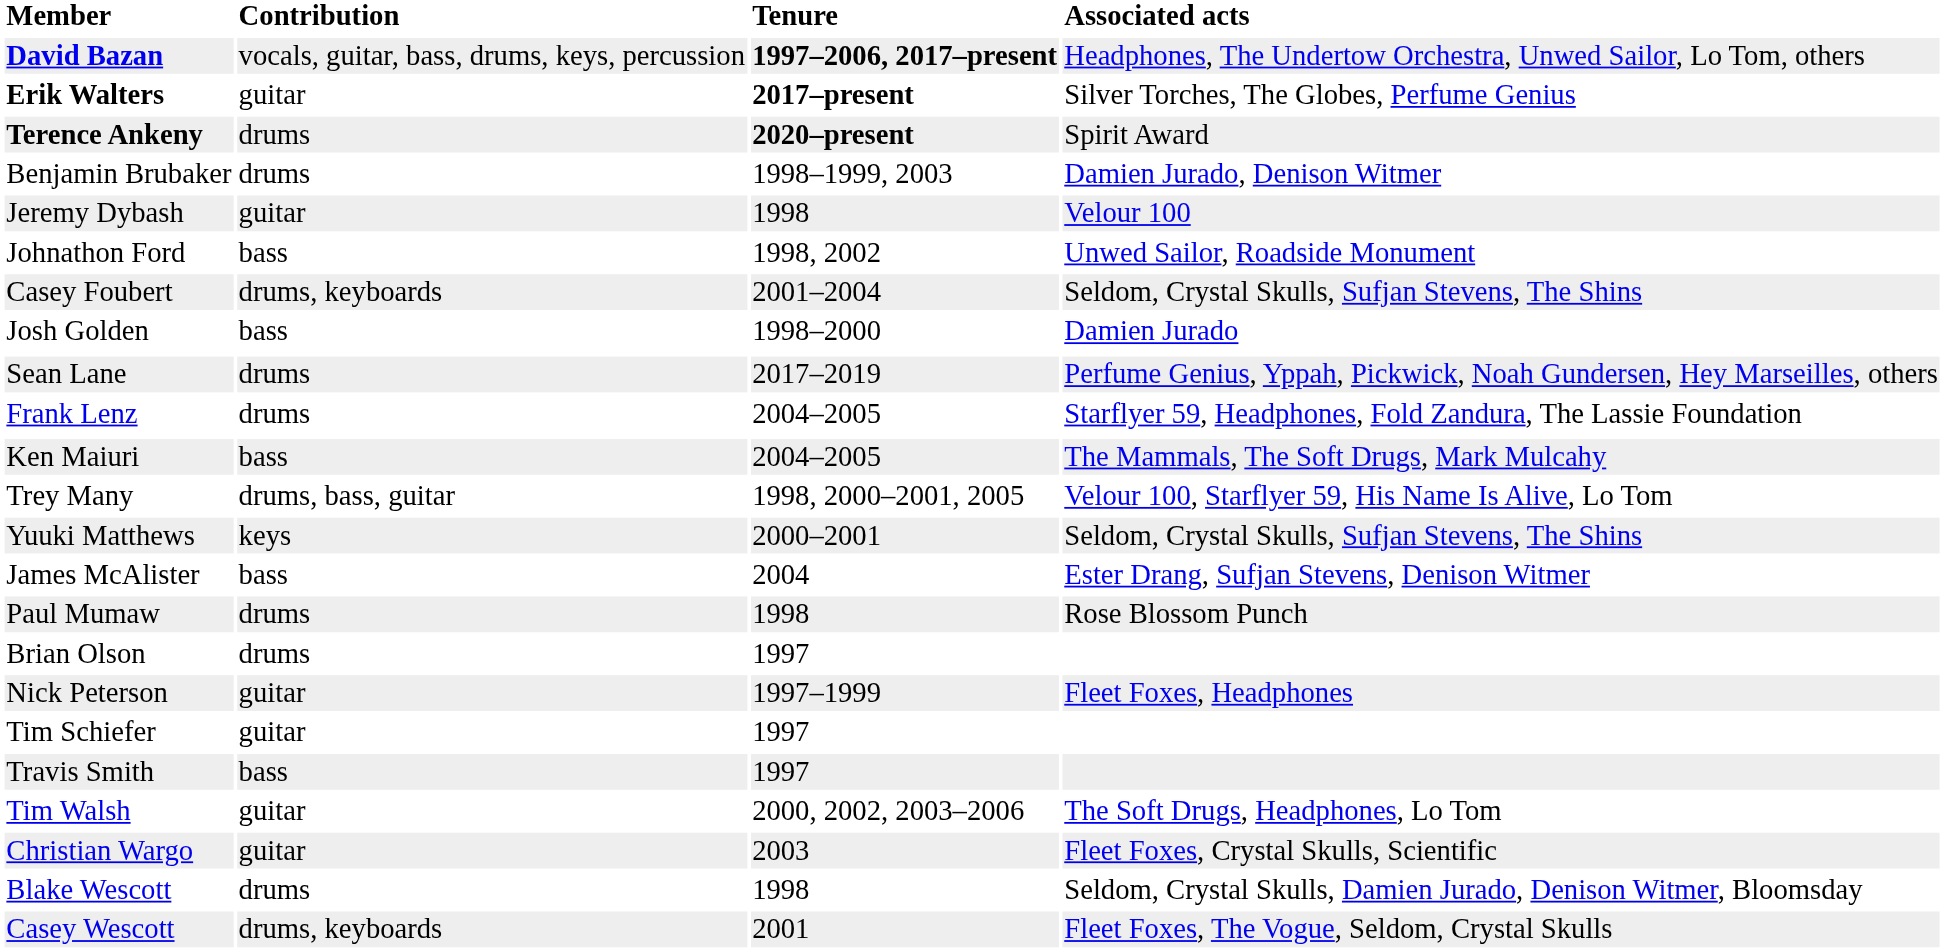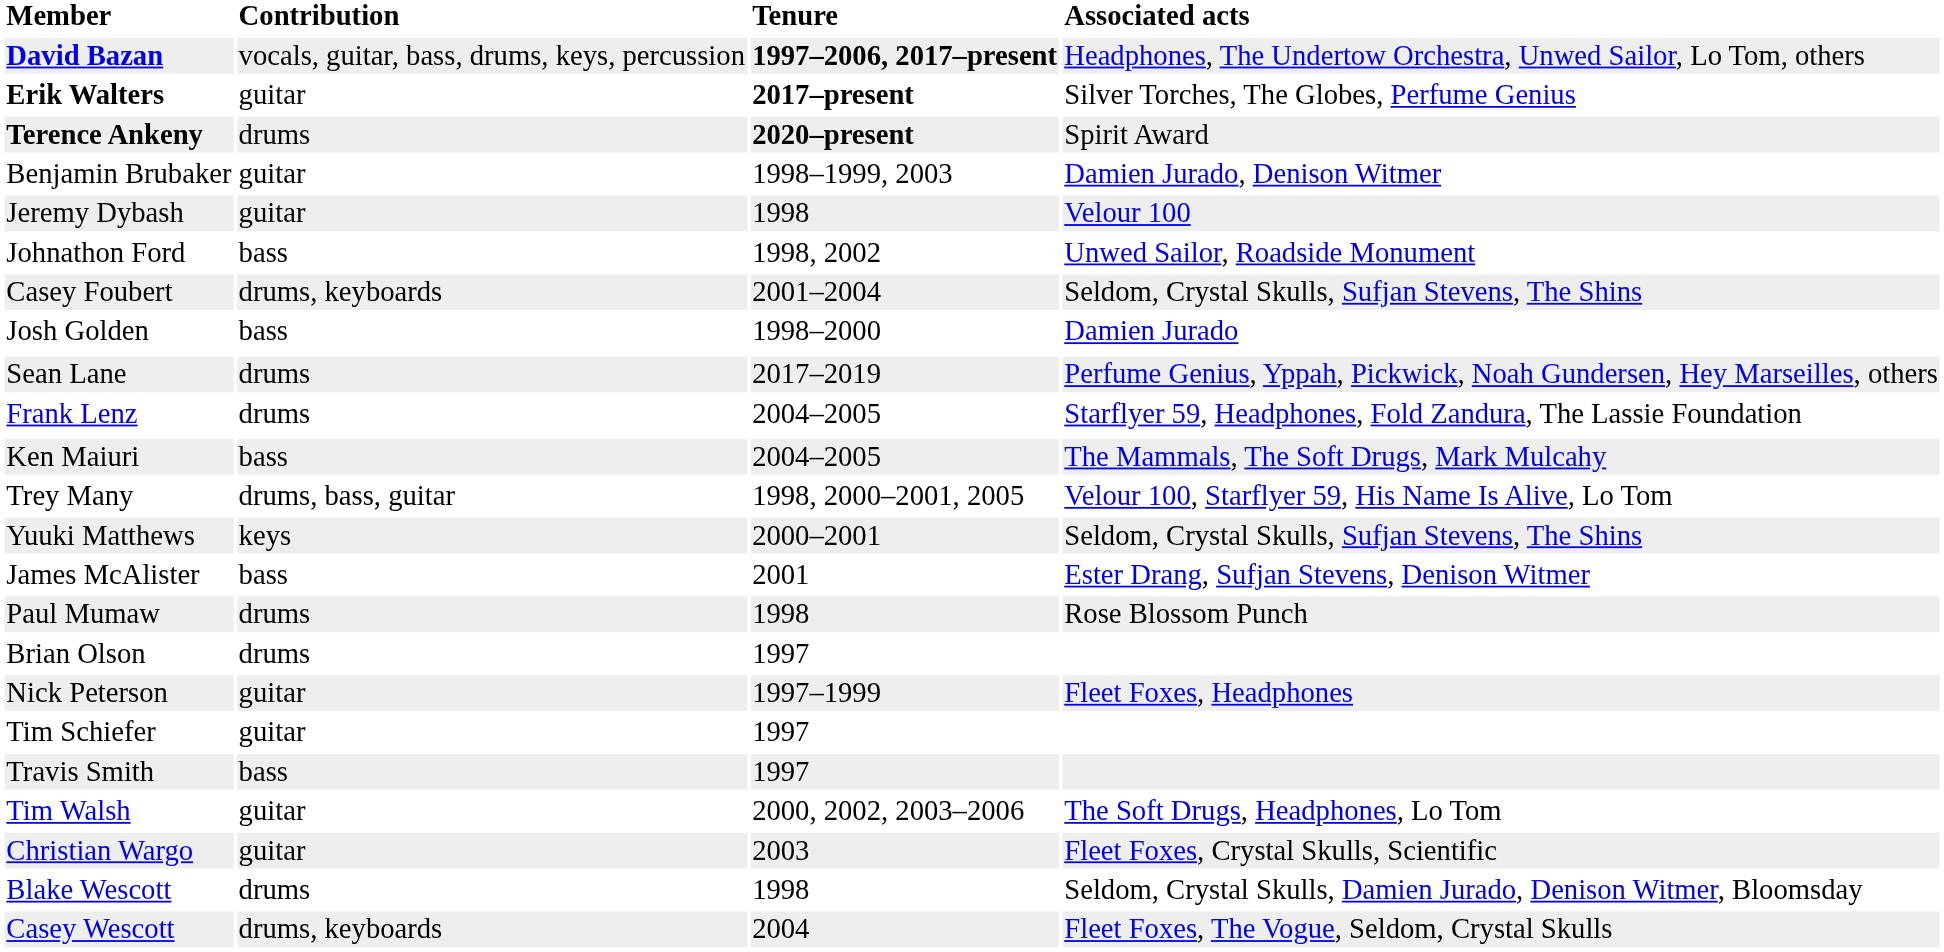(274, 173) drums -> (272, 173) guitar
(781, 574) 2004 -> (781, 574) 2001
(781, 928) 2001 -> (781, 928) 2004
